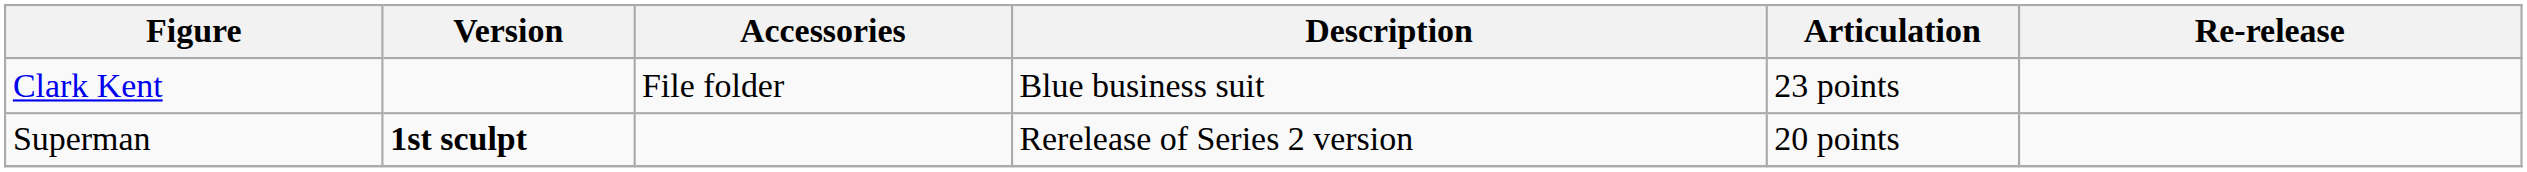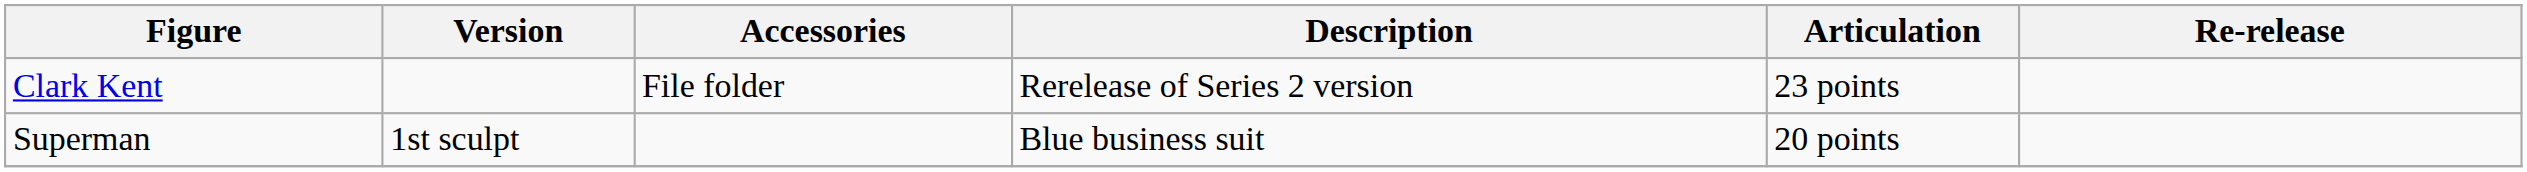(1142, 85) Blue business suit -> (1216, 85) Rerelease of Series 2 version
(459, 138) bold -> (455, 138) normal
(1216, 138) Rerelease of Series 2 version -> (1142, 138) Blue business suit
